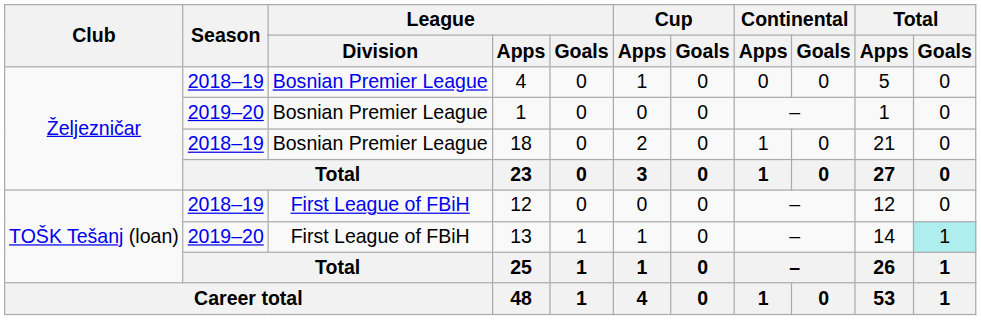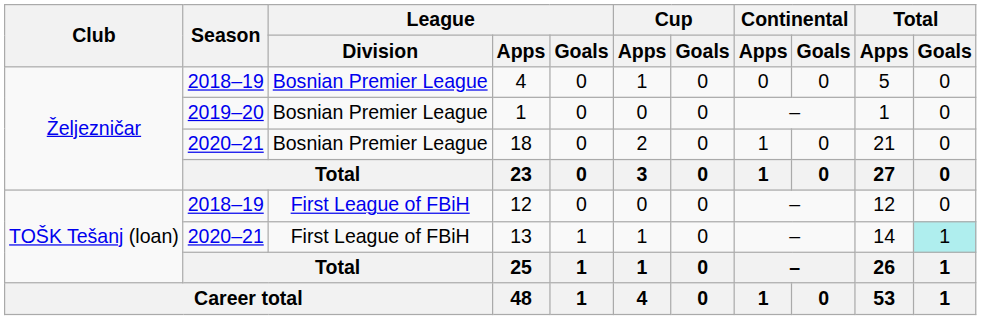(226, 143) 2018–19 -> (226, 143) 2020–21
(226, 236) 2019–20 -> (226, 236) 2020–21
